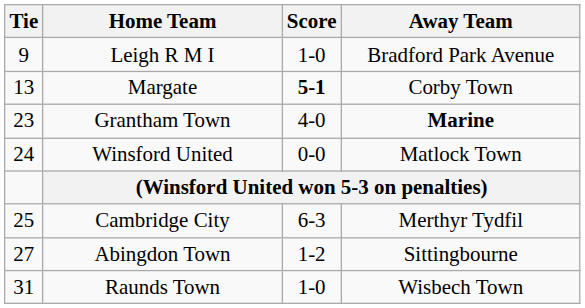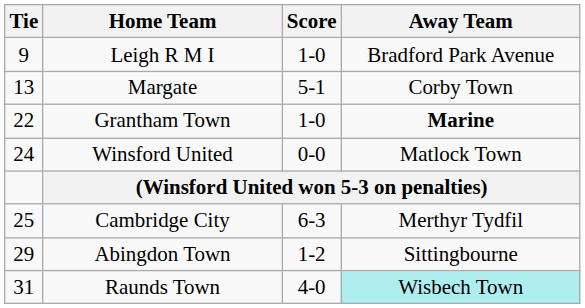(312, 87) bold -> (312, 87) normal
(24, 120) 23 -> (24, 120) 22
(312, 120) 4-0 -> (312, 120) 1-0
(24, 253) 27 -> (24, 253) 29
(312, 287) 1-0 -> (312, 287) 4-0
(461, 287) no background -> (461, 287) paleturquoise background
